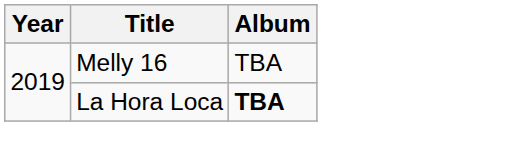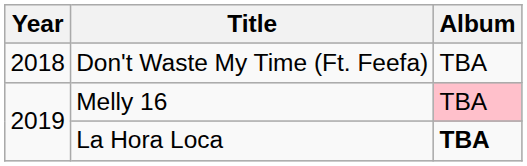+ row: (252, 62)
(258, 62) no background -> (463, 101) pink background
